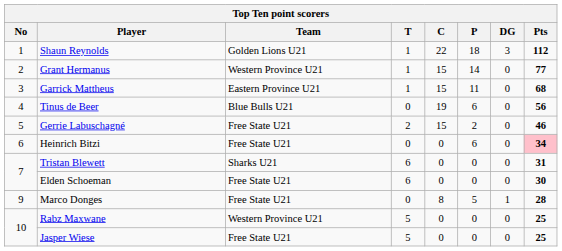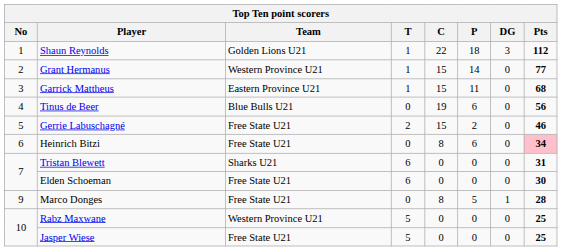(441, 144) 0 -> (441, 144) 8
